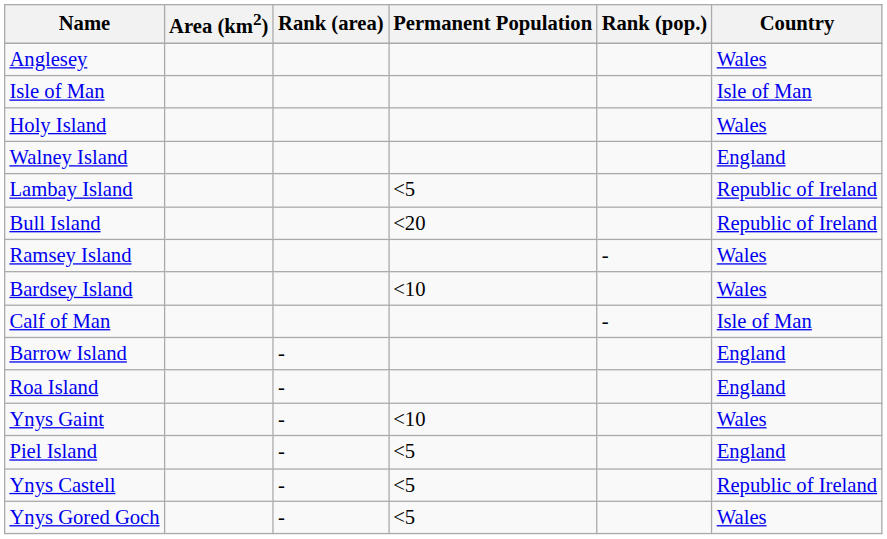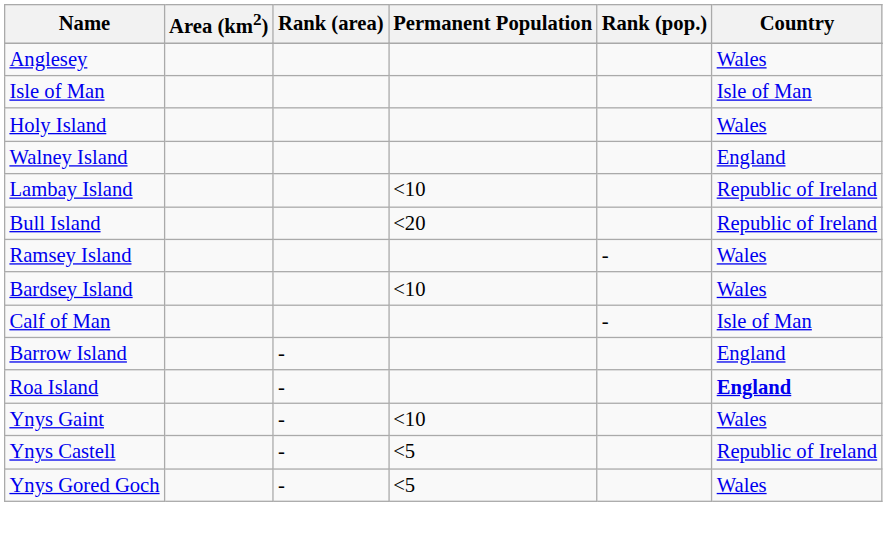(404, 190) <5 -> (409, 190) <10
(751, 386) normal -> (754, 386) bold
- row: (53, 451)
